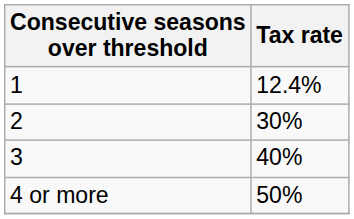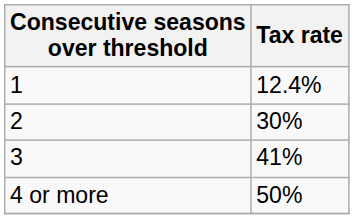(279, 158) 40% -> (279, 158) 41%
